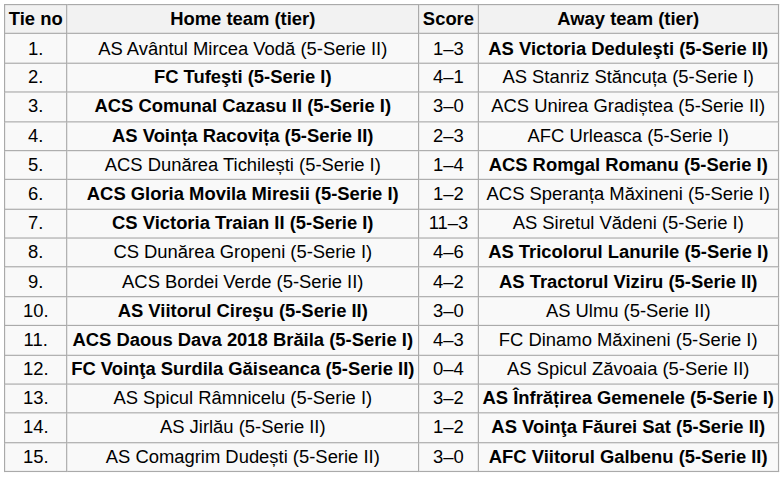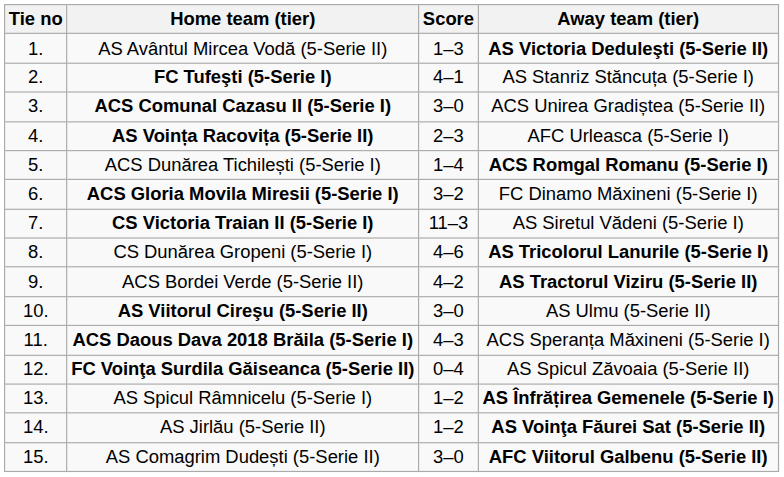(448, 194) 1–2 -> (448, 194) 3–2
(628, 194) ACS Speranța Măxineni (5-Serie I) -> (628, 194) FC Dinamo Măxineni (5-Serie I)
(628, 340) FC Dinamo Măxineni (5-Serie I) -> (628, 340) ACS Speranța Măxineni (5-Serie I)
(448, 398) 3–2 -> (448, 398) 1–2
